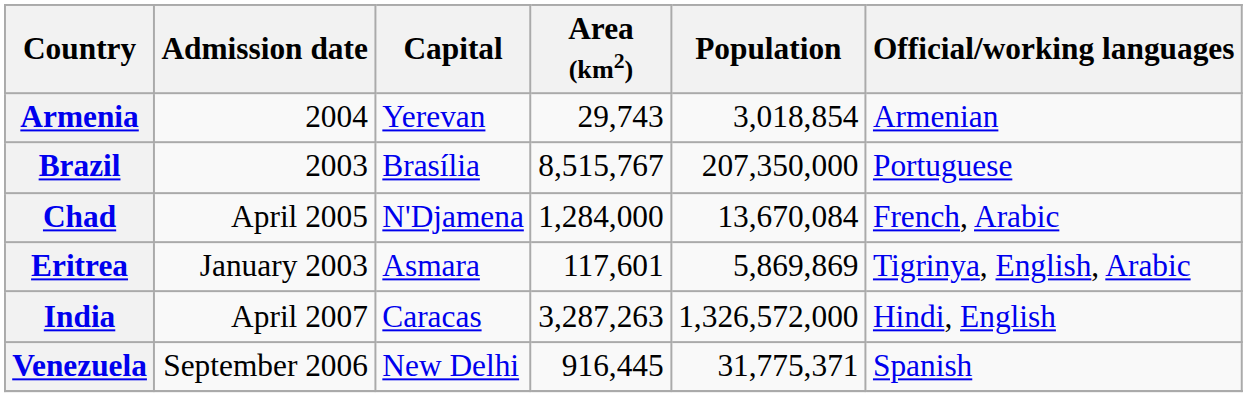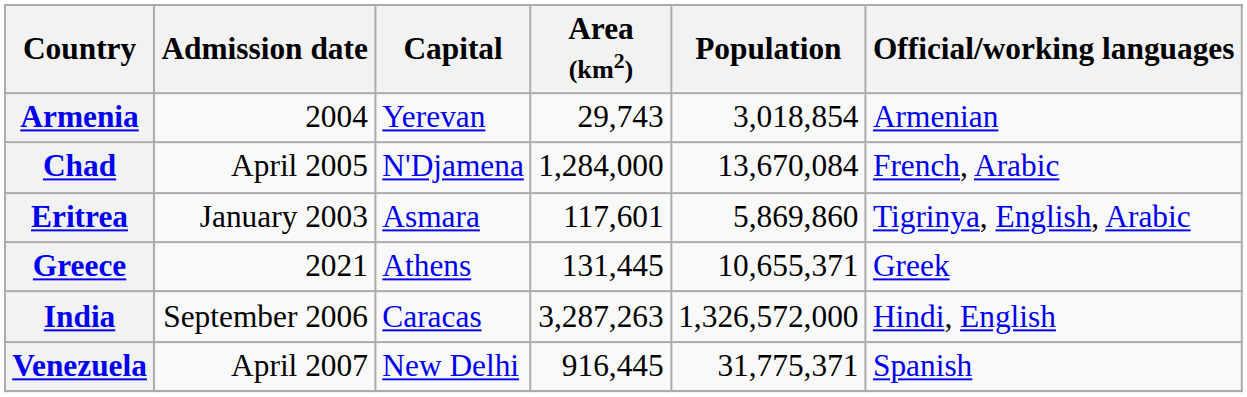- row: (80, 166)
(796, 266) 5,869,869 -> (796, 216) 5,869,860
+ row: (80, 266)
(300, 316) April 2007 -> (266, 316) September 2006
(266, 365) September 2006 -> (300, 365) April 2007
